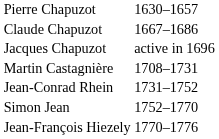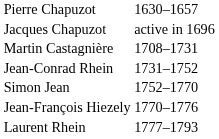- row: (53, 29)
+ row: (45, 127)
